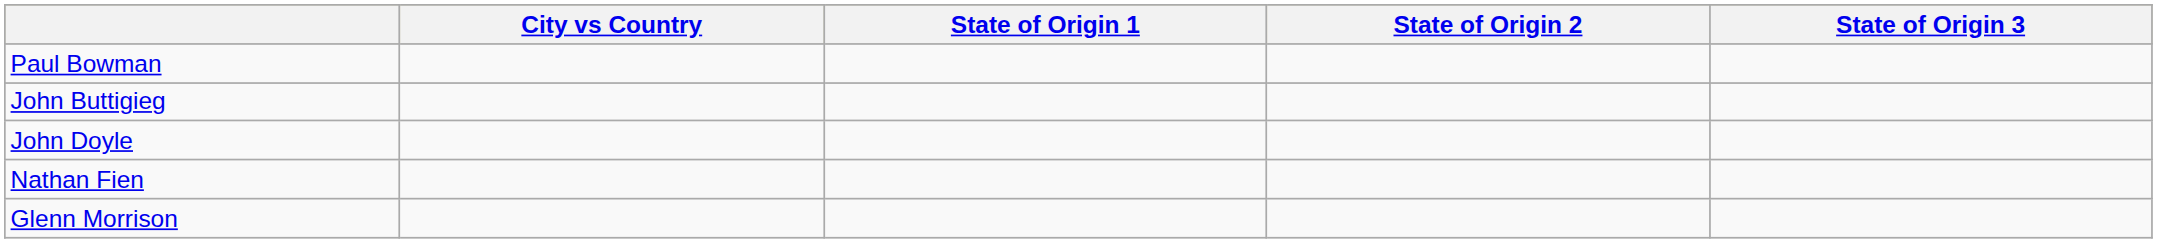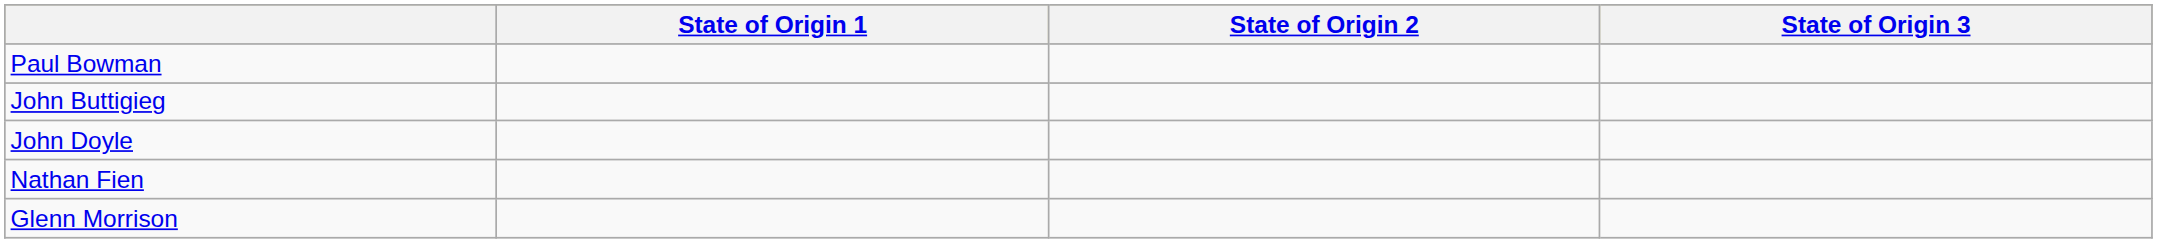- column: (612, 25)
